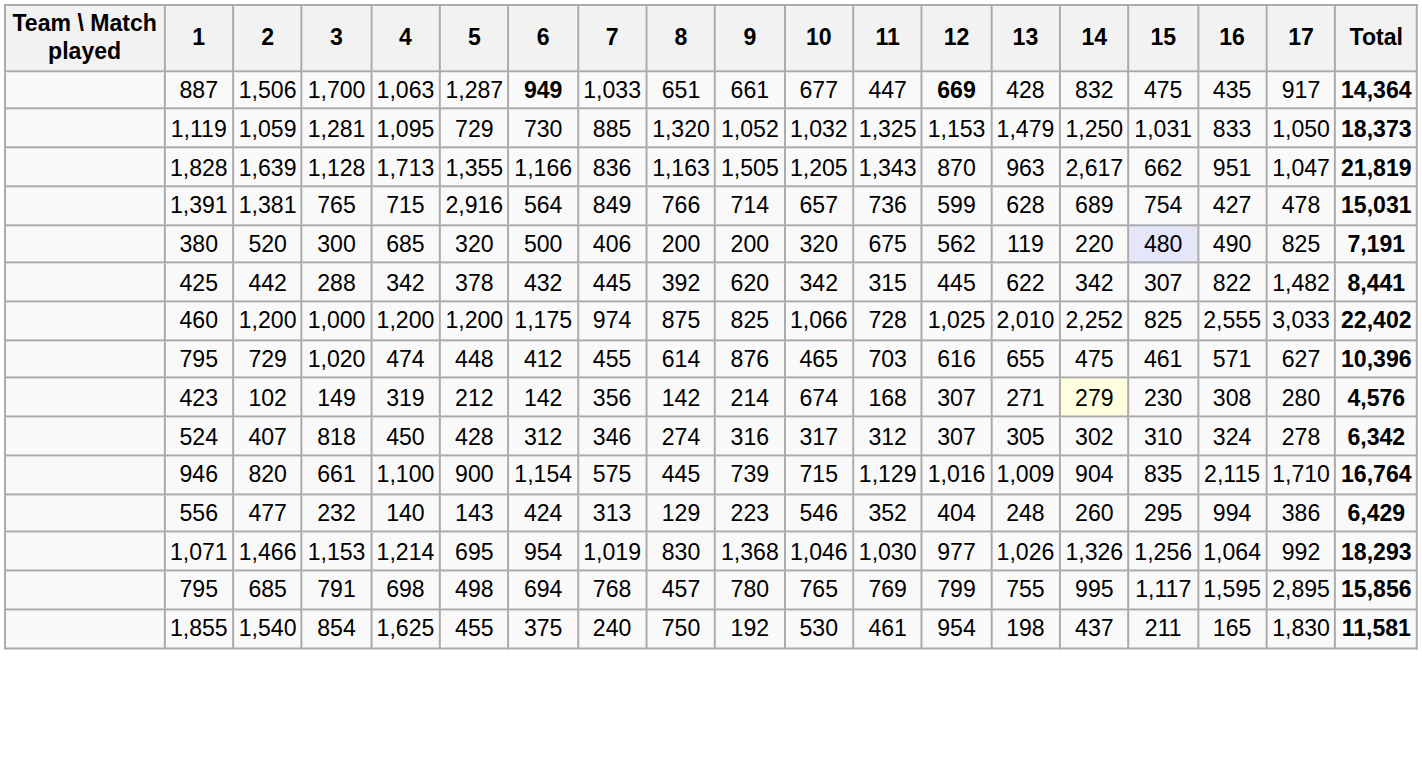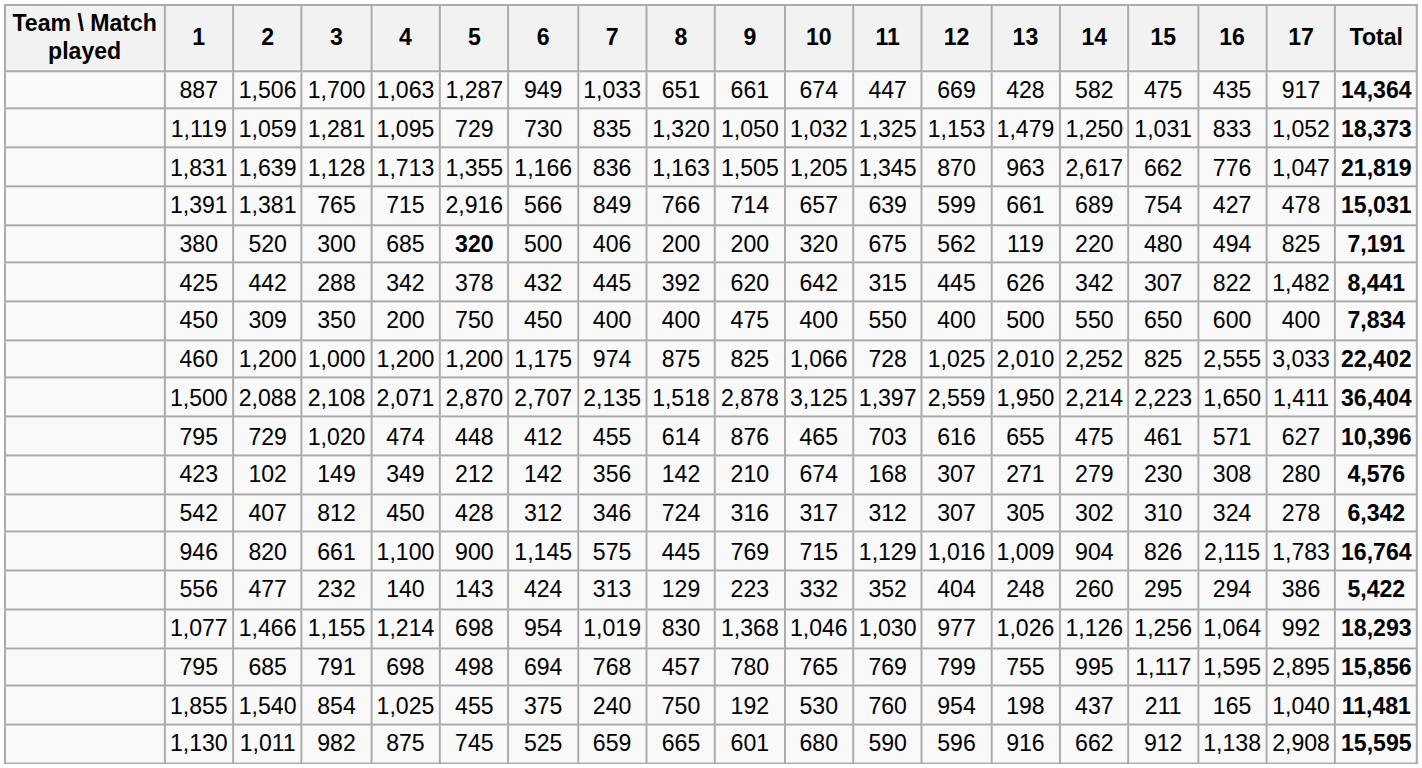(543, 90) bold -> (543, 90) normal
(819, 90) 677 -> (819, 90) 674
(957, 90) bold -> (957, 90) normal
(1094, 90) 832 -> (1094, 90) 582
(612, 128) 885 -> (612, 128) 835
(750, 128) 1,052 -> (750, 128) 1,050
(1301, 128) 1,050 -> (1301, 128) 1,052
(199, 167) 1,828 -> (199, 167) 1,831
(888, 167) 1,343 -> (888, 167) 1,345
(1232, 167) 951 -> (1232, 167) 776
(543, 205) 564 -> (543, 205) 566
(888, 205) 736 -> (888, 205) 639
(1025, 205) 628 -> (1025, 205) 661
(474, 244) normal -> (474, 244) bold
(1163, 244) lavender background -> (1163, 244) no background
(1232, 244) 490 -> (1232, 244) 494
(819, 282) 342 -> (819, 282) 642
(1025, 282) 622 -> (1025, 282) 626
+ row: (268, 320)
+ row: (268, 397)
(405, 397) 319 -> (405, 474) 349
(750, 397) 214 -> (750, 474) 210
(1094, 397) lightyellow background -> (1094, 474) no background
(199, 436) 524 -> (199, 513) 542
(337, 436) 818 -> (337, 513) 812
(681, 436) 274 -> (681, 513) 724
(543, 474) 1,154 -> (543, 551) 1,145
(750, 474) 739 -> (750, 551) 769
(1163, 474) 835 -> (1163, 551) 826
(1301, 474) 1,710 -> (1301, 551) 1,783
(819, 513) 546 -> (819, 590) 332
(1232, 513) 994 -> (1232, 590) 294
(1376, 513) 6,429 -> (1376, 590) 5,422
(199, 551) 1,071 -> (199, 628) 1,077
(337, 551) 1,153 -> (337, 628) 1,155
(474, 551) 695 -> (474, 628) 698
(1094, 551) 1,326 -> (1094, 628) 1,126
(405, 628) 1,625 -> (405, 705) 1,025
(888, 628) 461 -> (888, 705) 760
(1301, 628) 1,830 -> (1301, 705) 1,040
(1376, 628) 11,581 -> (1376, 705) 11,481
+ row: (268, 743)
